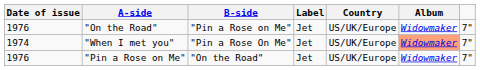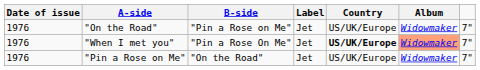(18, 42) 1974 -> (18, 42) 1976
(363, 42) normal -> (363, 42) bold
